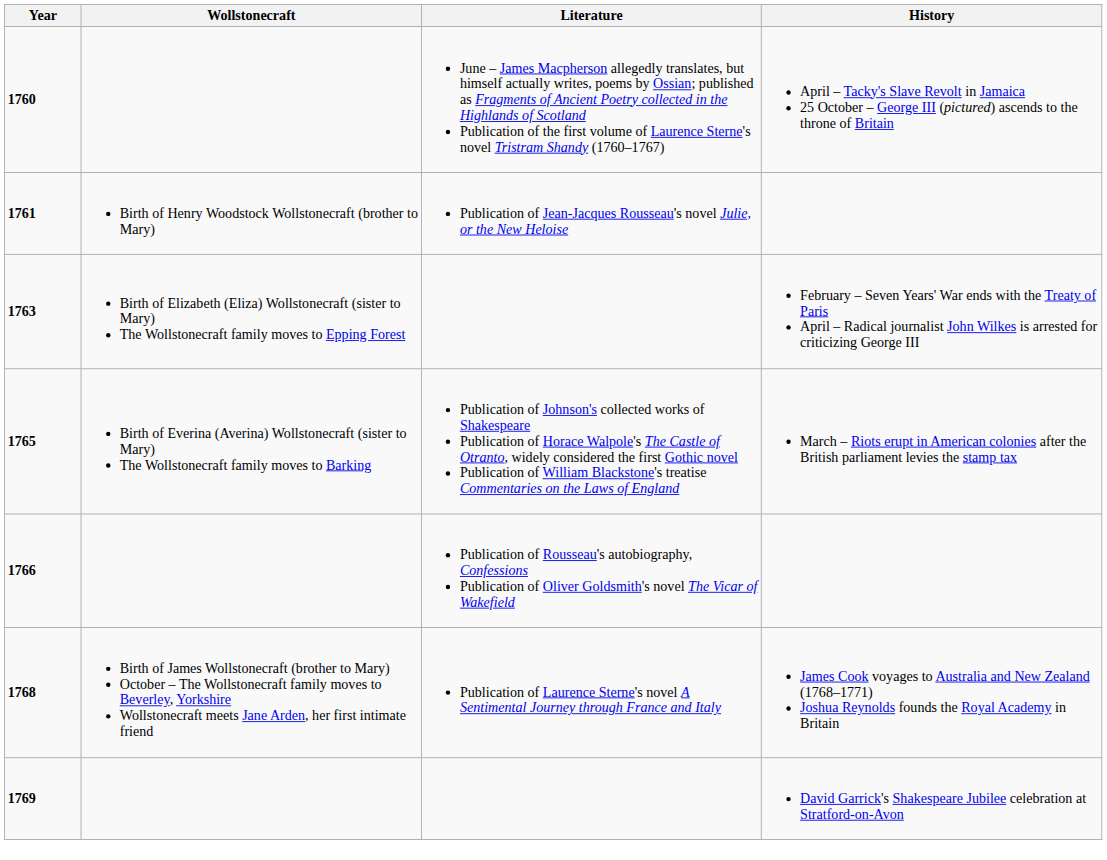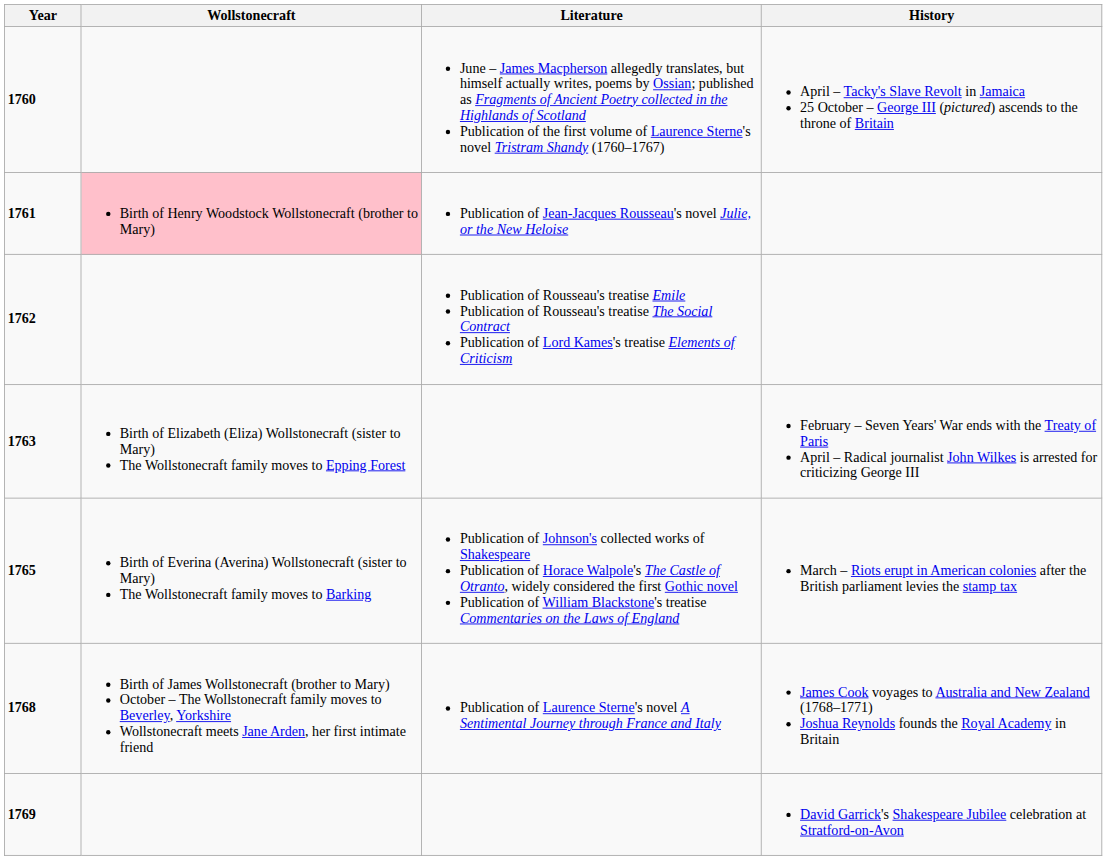(251, 221) no background -> (251, 221) pink background
+ row: (22, 319)
- row: (22, 570)
